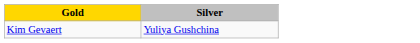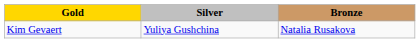+ column: (346, 12)
